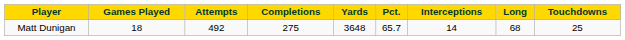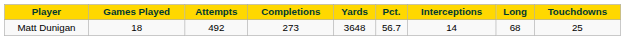(291, 27) 275 -> (291, 27) 273
(391, 27) 65.7 -> (391, 27) 56.7
